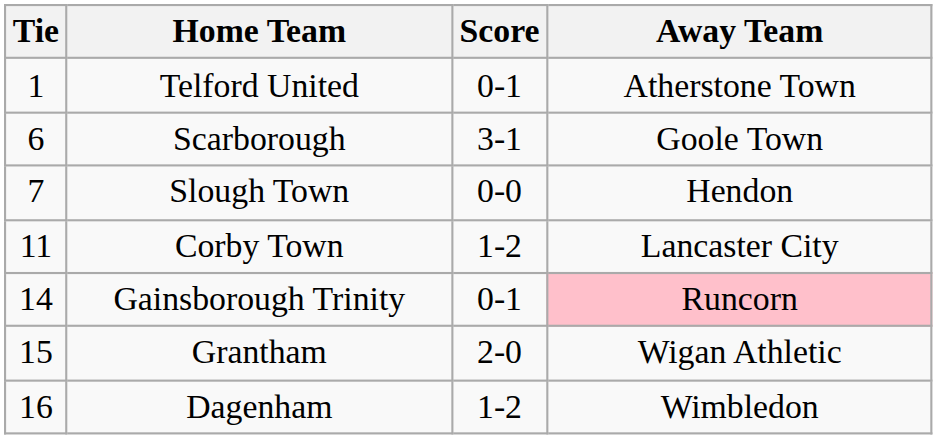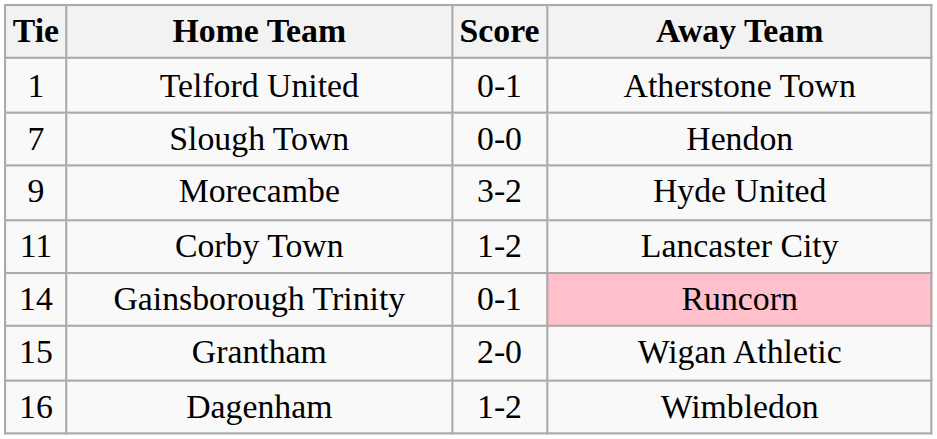- row: (259, 138)
+ row: (259, 191)
